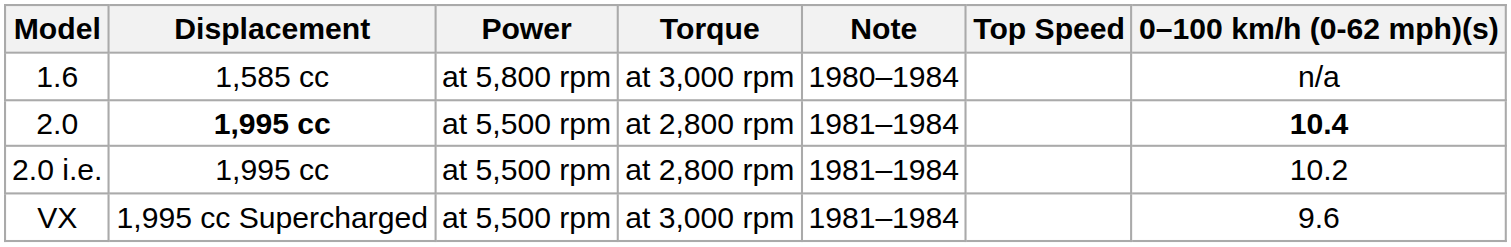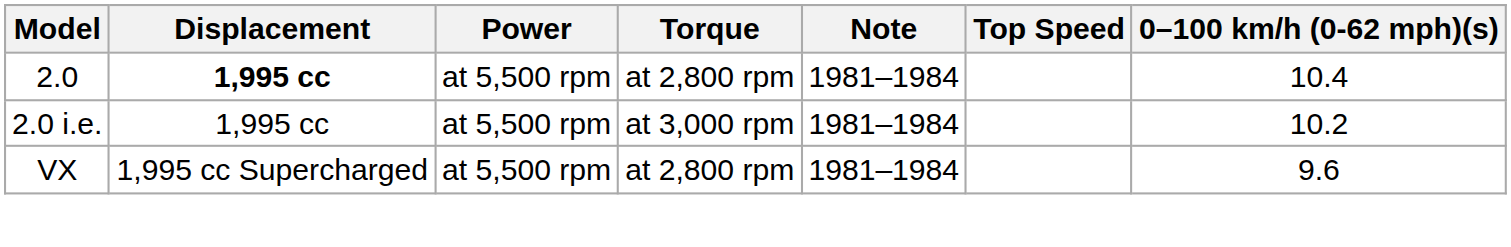- row: (57, 75)
(1319, 123) bold -> (1319, 75) normal
(710, 170) at 2,800 rpm -> (710, 123) at 3,000 rpm
(710, 217) at 3,000 rpm -> (710, 170) at 2,800 rpm
